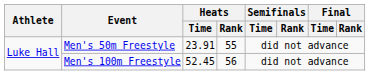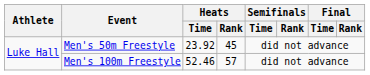(200, 45) 23.91 -> (200, 45) 23.92
(231, 45) 55 -> (231, 45) 45
(200, 61) 52.45 -> (200, 61) 52.46
(231, 61) 56 -> (231, 61) 57
